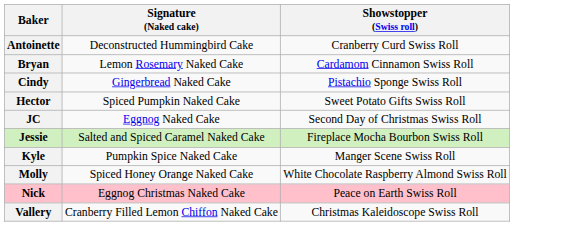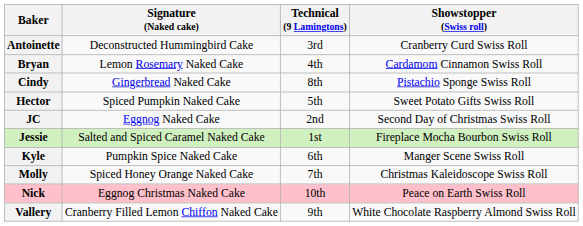+ column: (315, 20)
(395, 175) White Chocolate Raspberry Almond Swiss Roll -> (464, 175) Christmas Kaleidoscope Swiss Roll
(395, 212) Christmas Kaleidoscope Swiss Roll -> (464, 212) White Chocolate Raspberry Almond Swiss Roll
